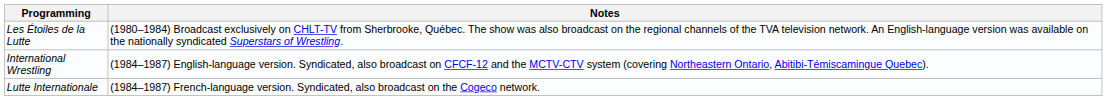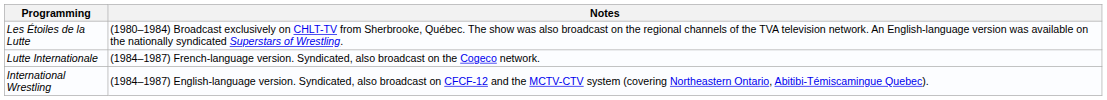rows swapped: (52, 87) <-> (36, 64)
